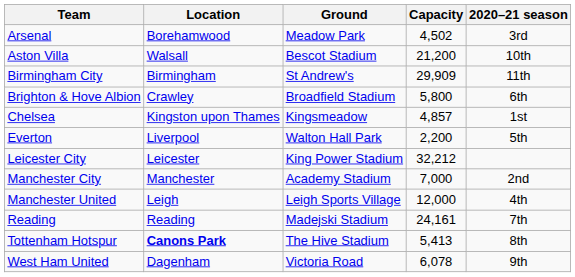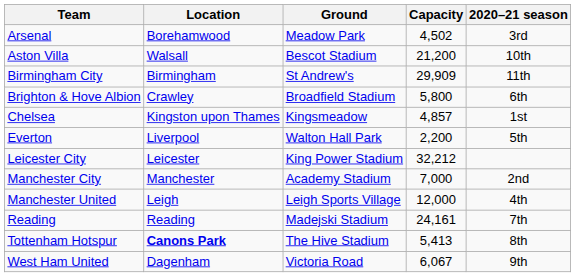(436, 261) 6,078 -> (436, 261) 6,067
